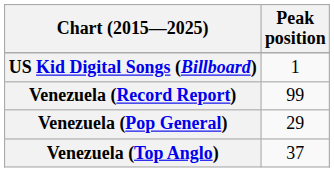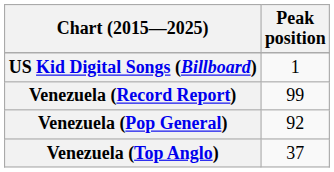(295, 124) 29 -> (295, 124) 92
